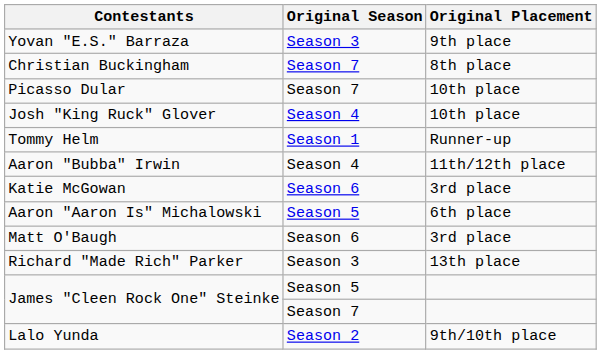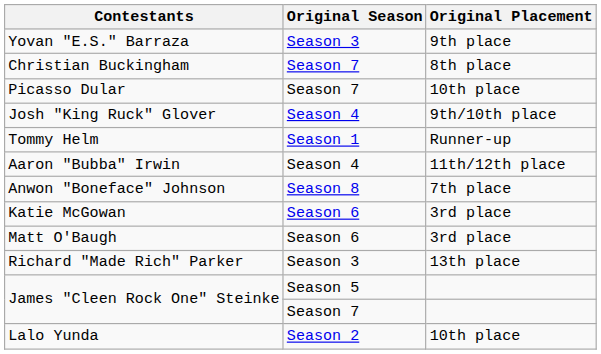(475, 115) 10th place -> (493, 115) 9th/10th place
+ row: (117, 189)
- row: (135, 213)
(493, 336) 9th/10th place -> (475, 336) 10th place
